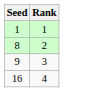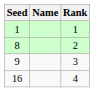+ column: (45, 12)
